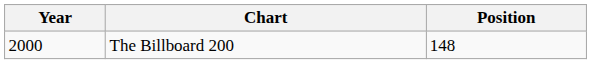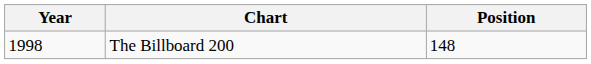(25, 44) 2000 -> (25, 44) 1998
